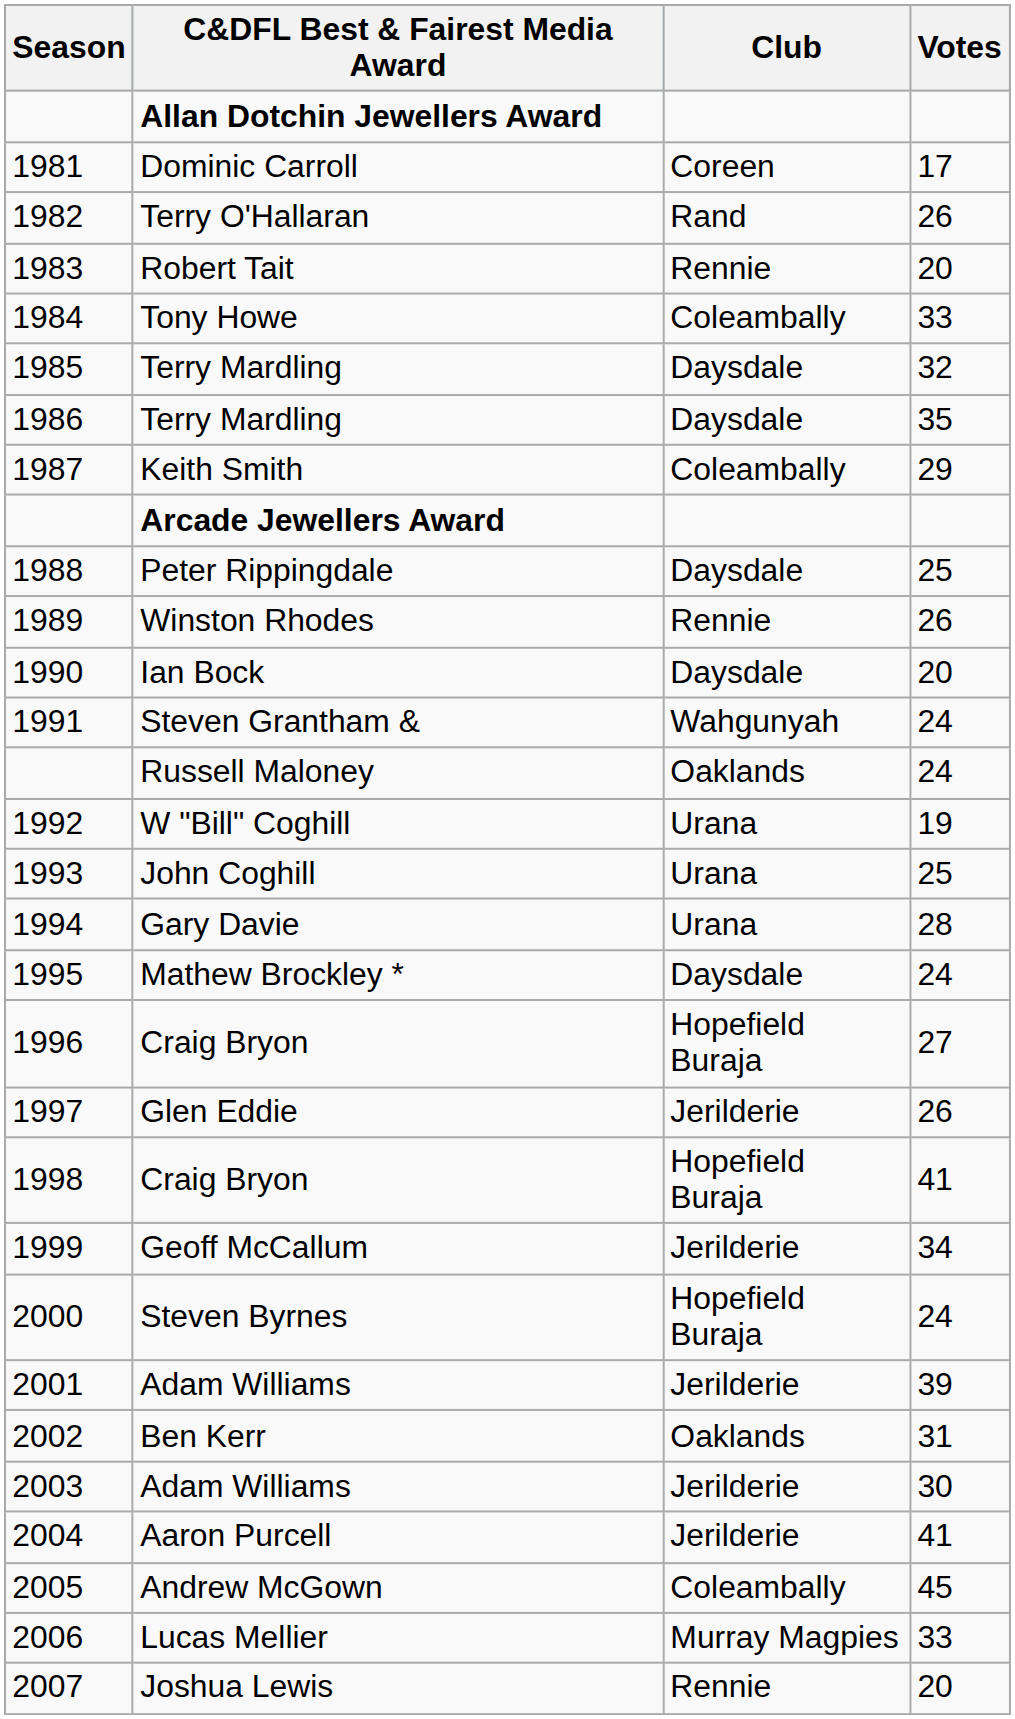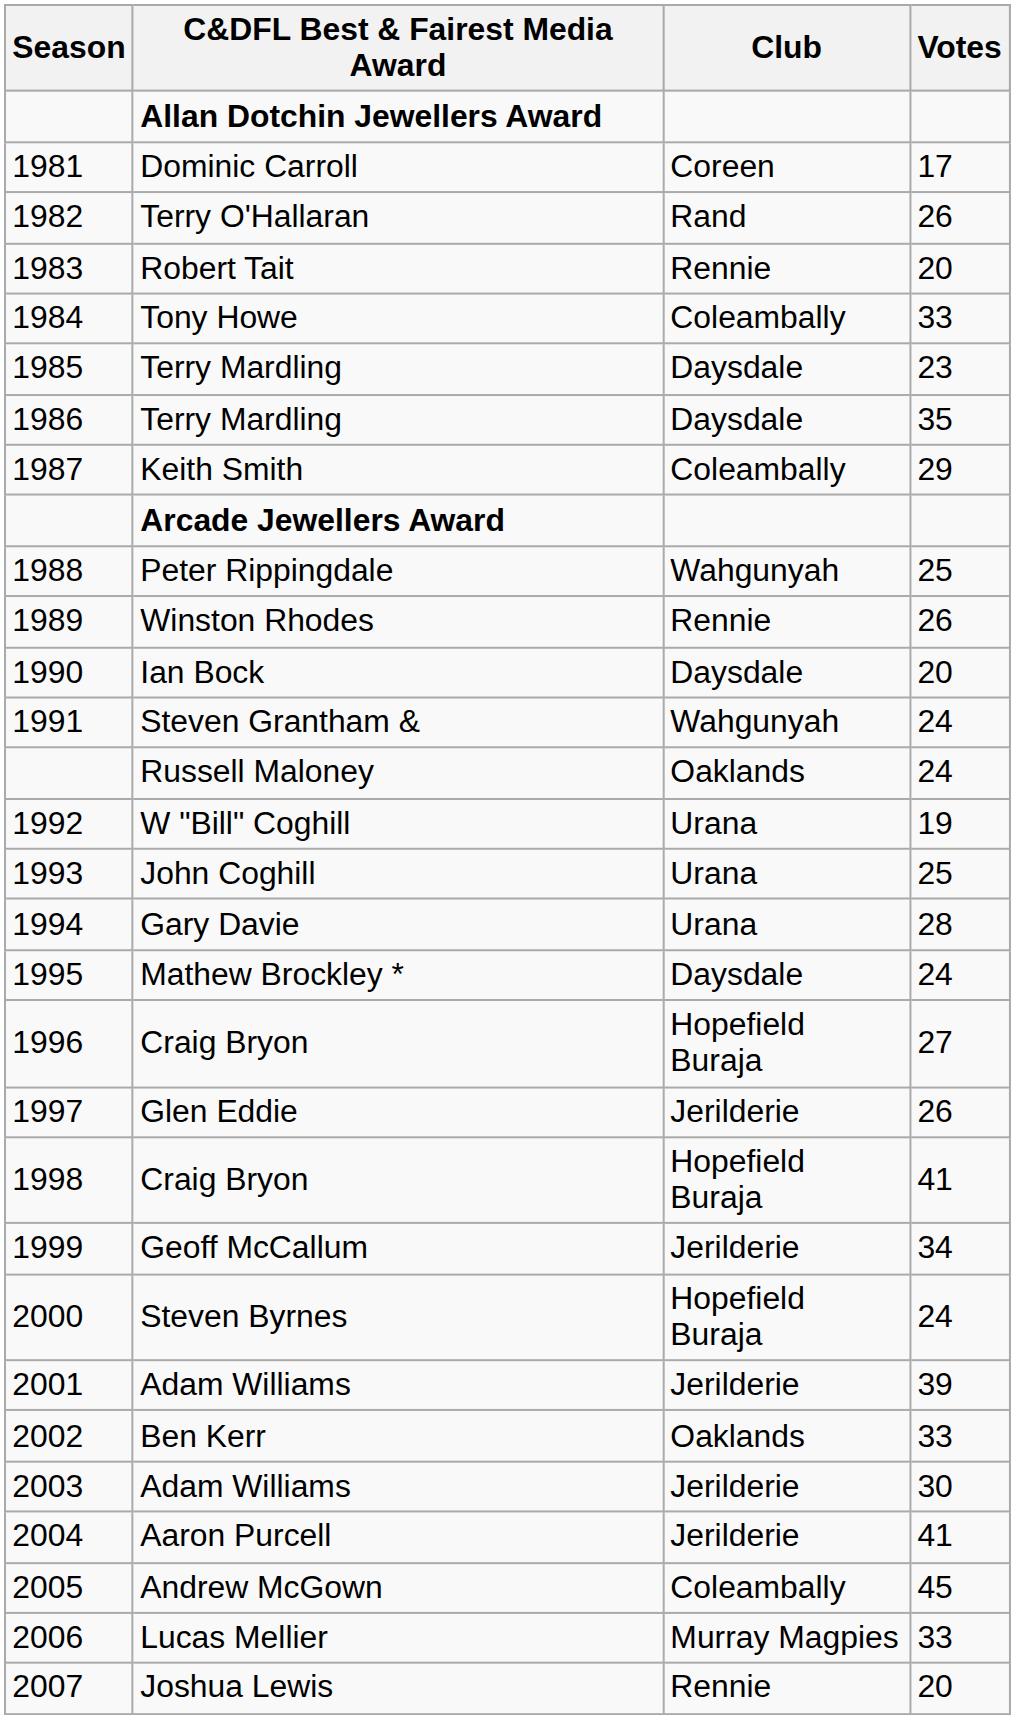(935, 368) 32 -> (935, 368) 23
(737, 570) Daysdale -> (755, 570) Wahgunyah
(935, 1435) 31 -> (935, 1435) 33
